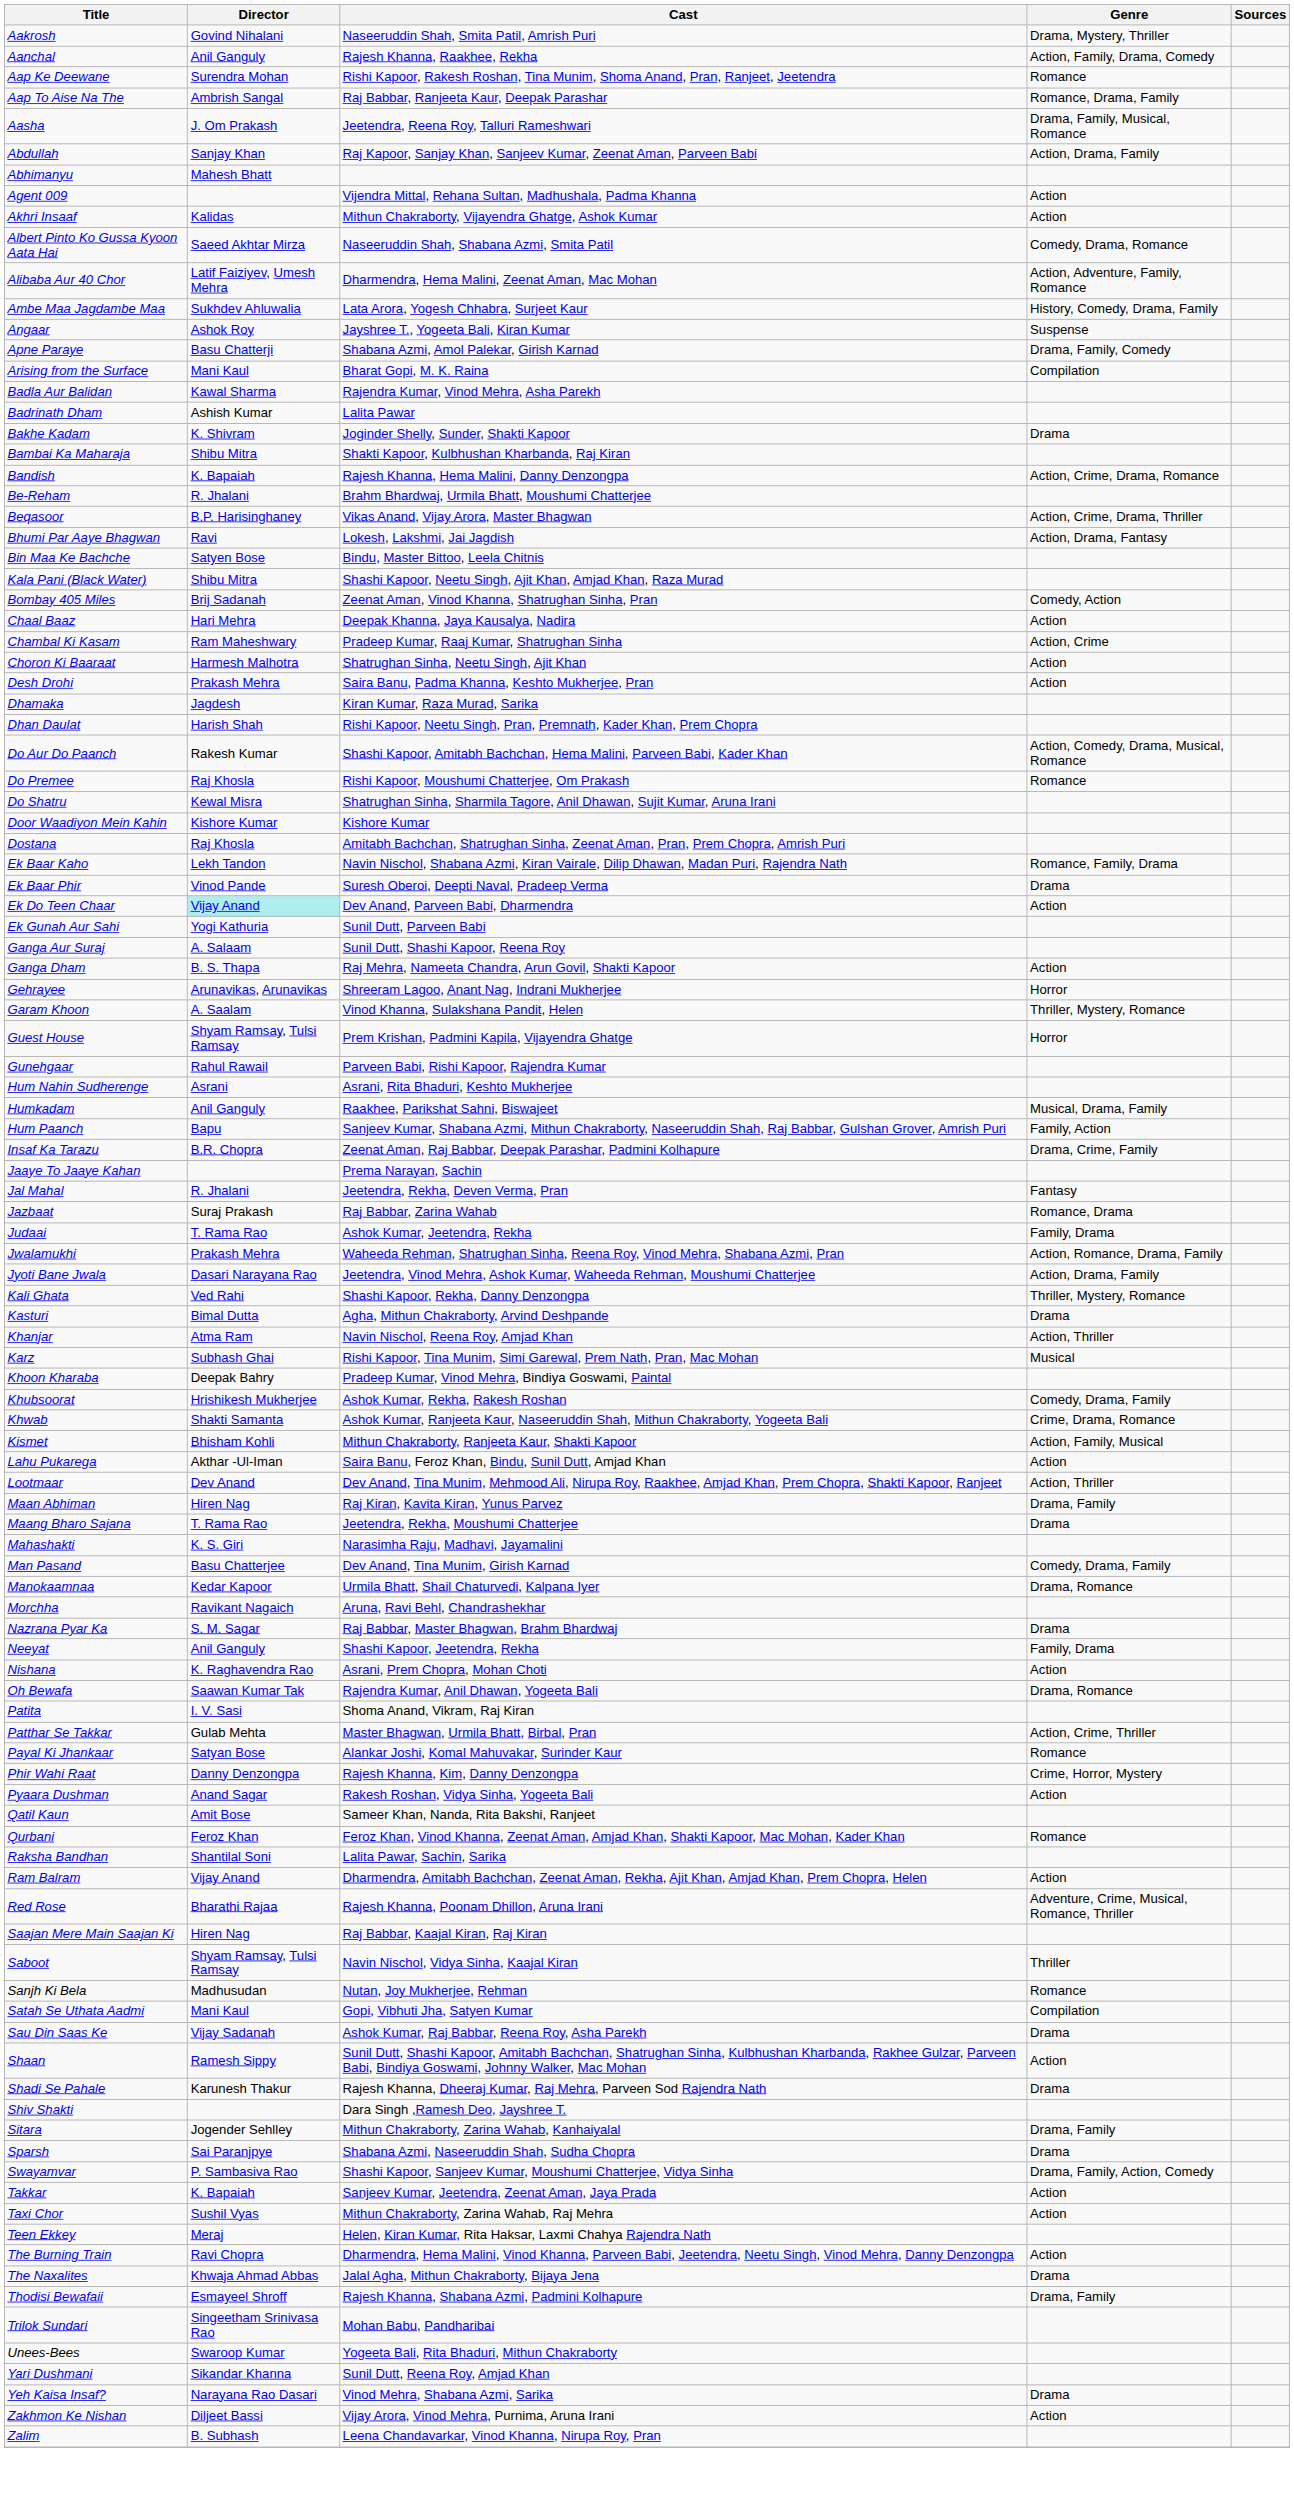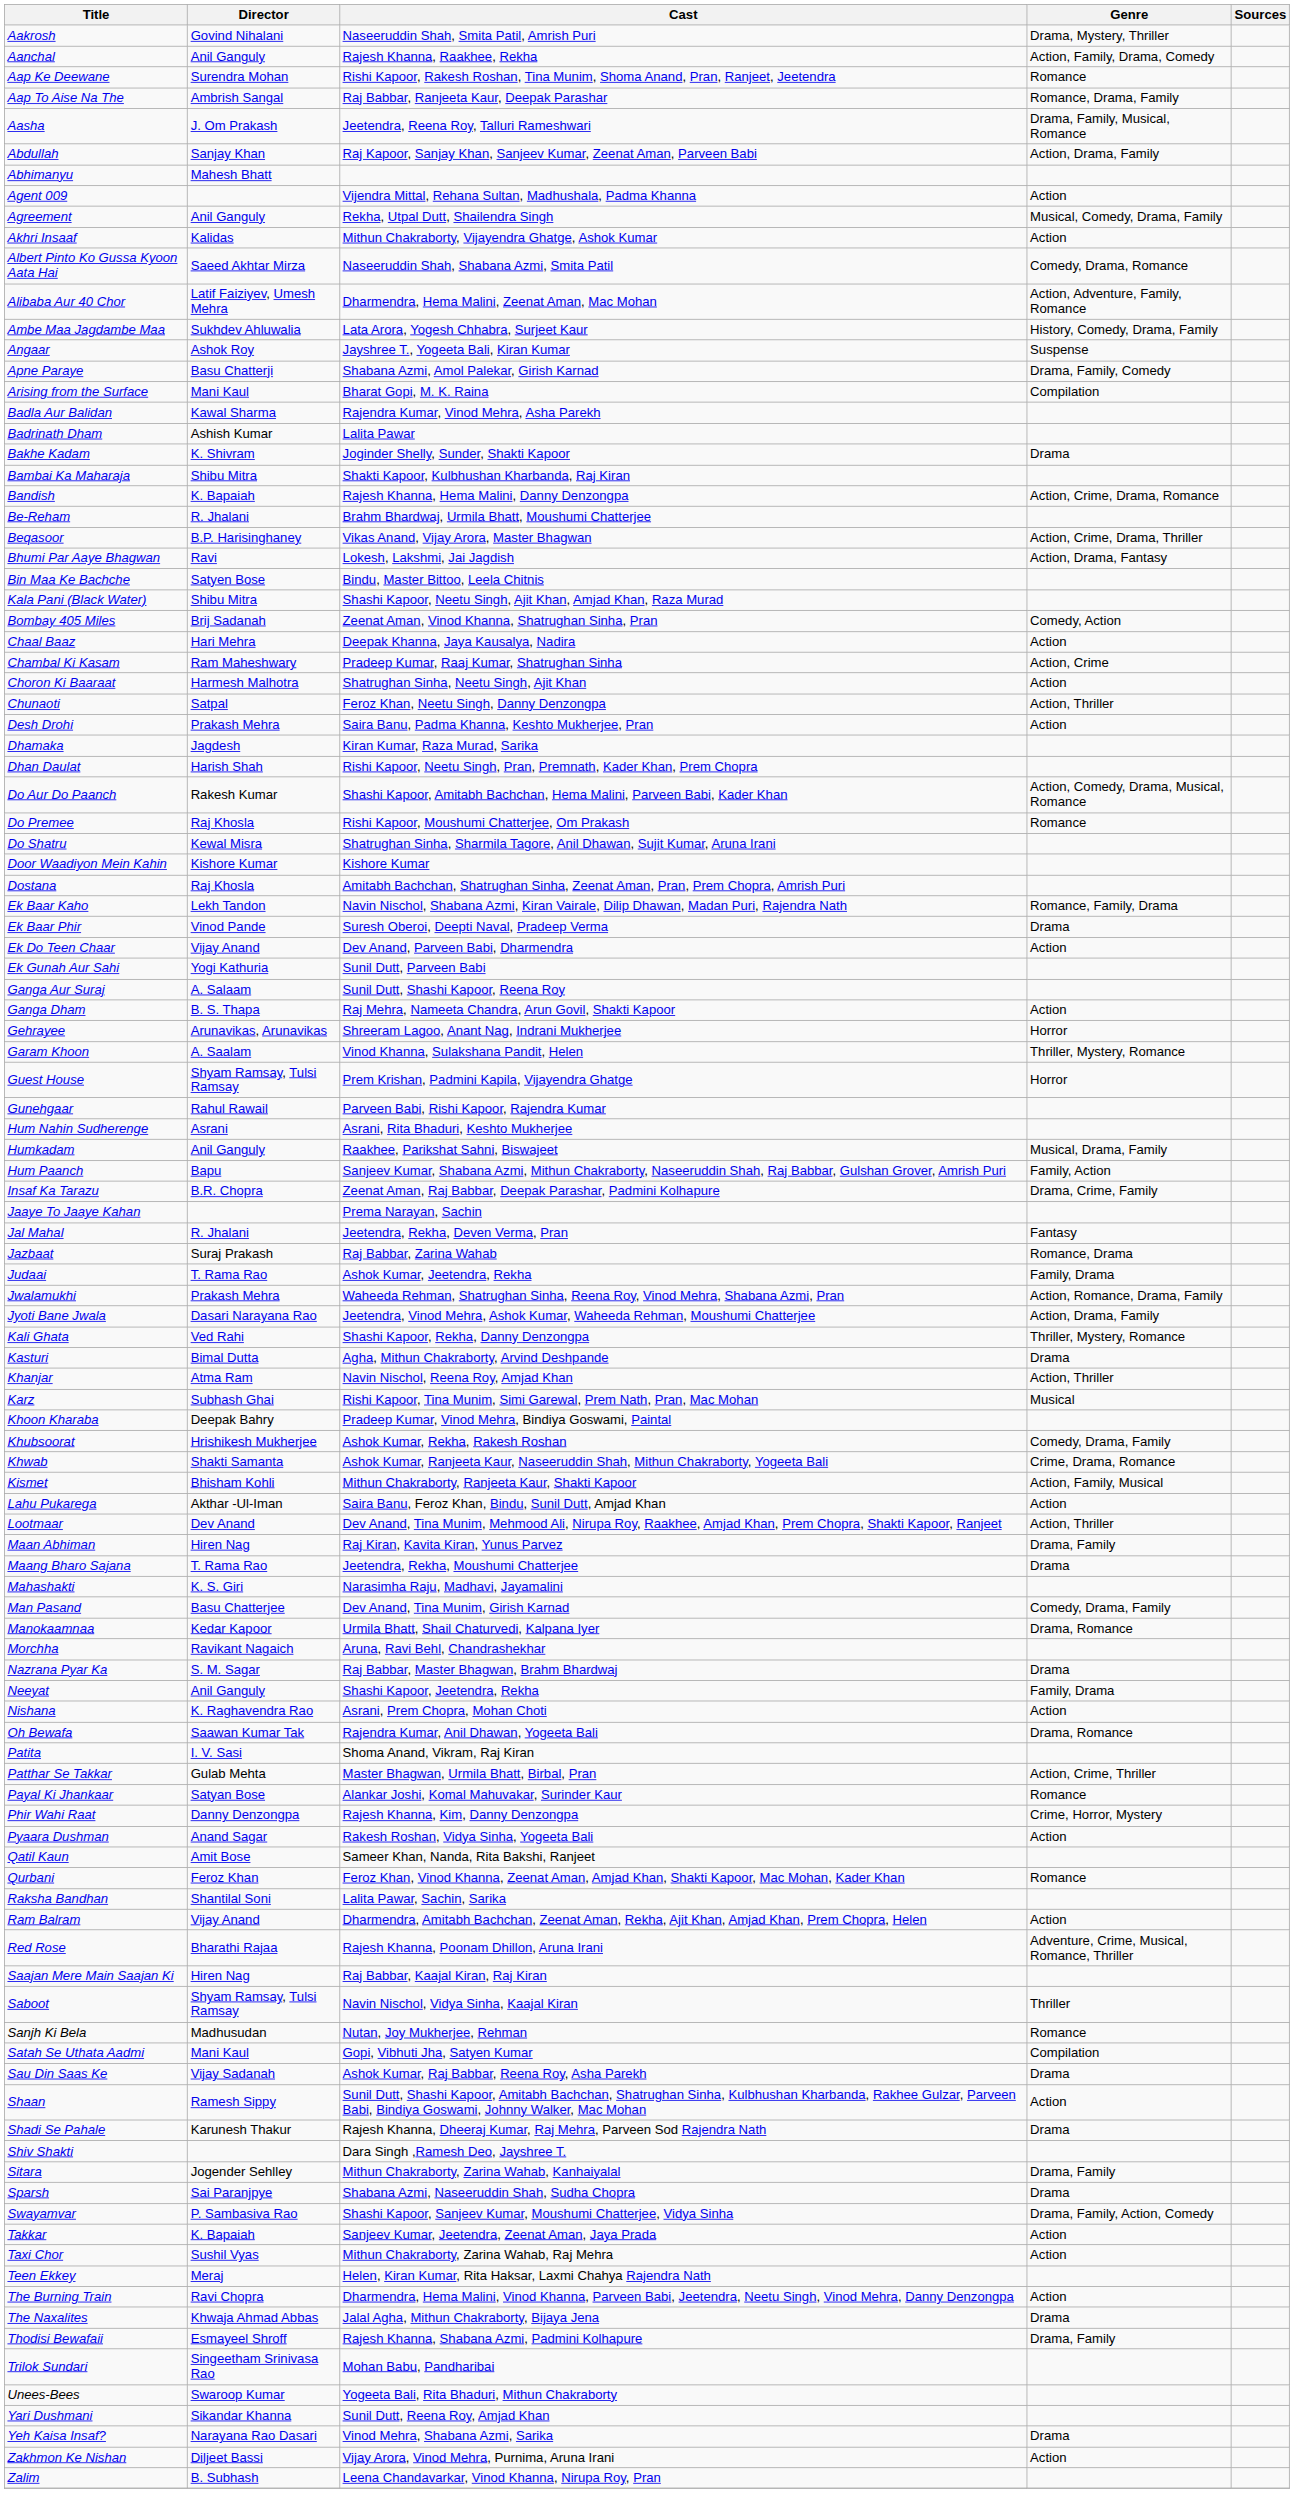+ row: (40, 216)
+ row: (34, 704)
(225, 906) paleturquoise background -> (225, 947) no background
